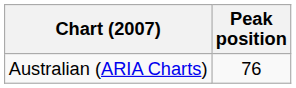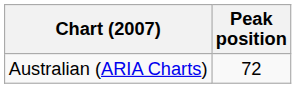(251, 68) 76 -> (251, 68) 72
